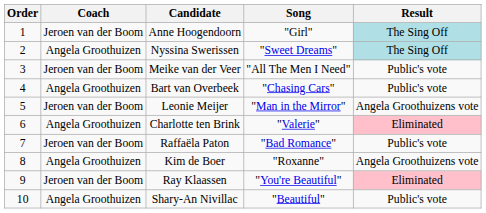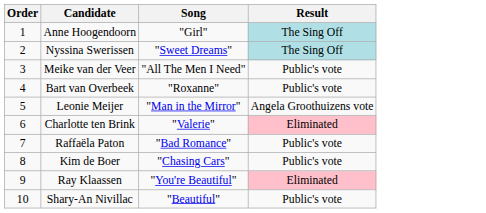- column: (93, 13)
(298, 87) "Chasing Cars" -> (193, 87) "Roxanne"
(298, 161) "Roxanne" -> (193, 161) "Chasing Cars"
(417, 161) Angela Groothuizens vote -> (312, 161) Public's vote
